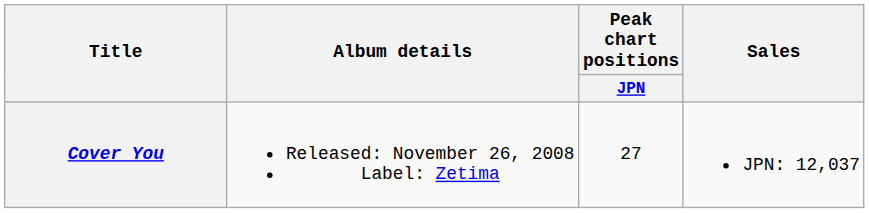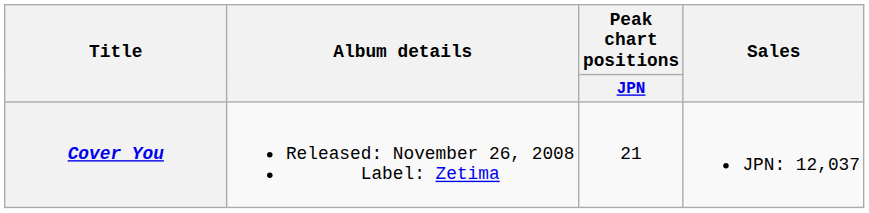(631, 155) 27 -> (631, 155) 21
